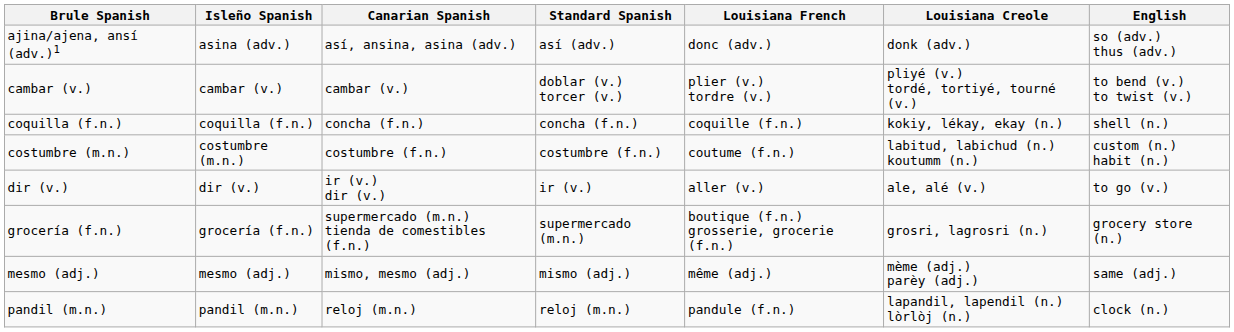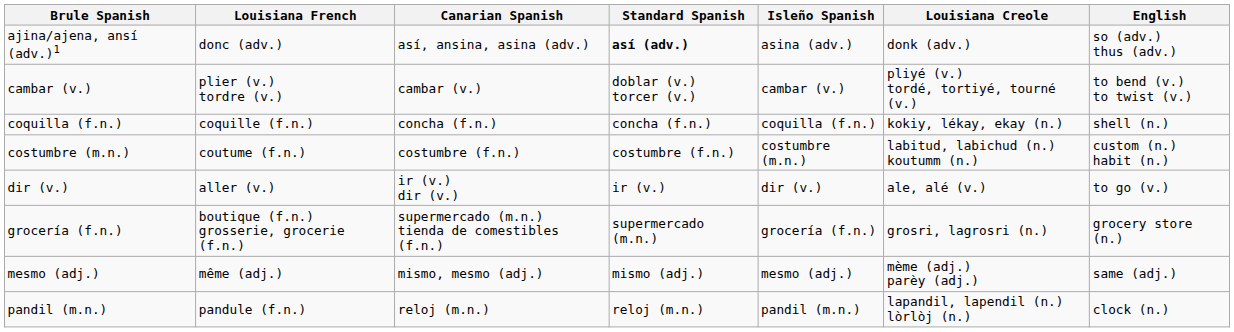columns swapped: (259, 15) <-> (784, 15)
(577, 45) normal -> (650, 45) bold
